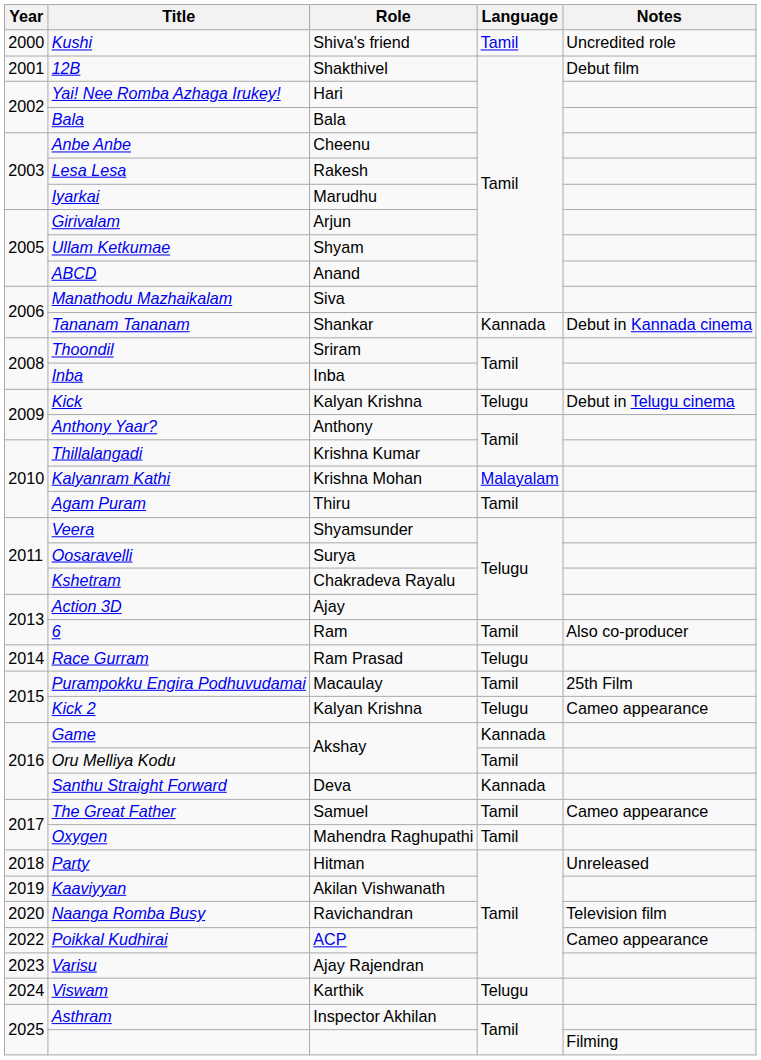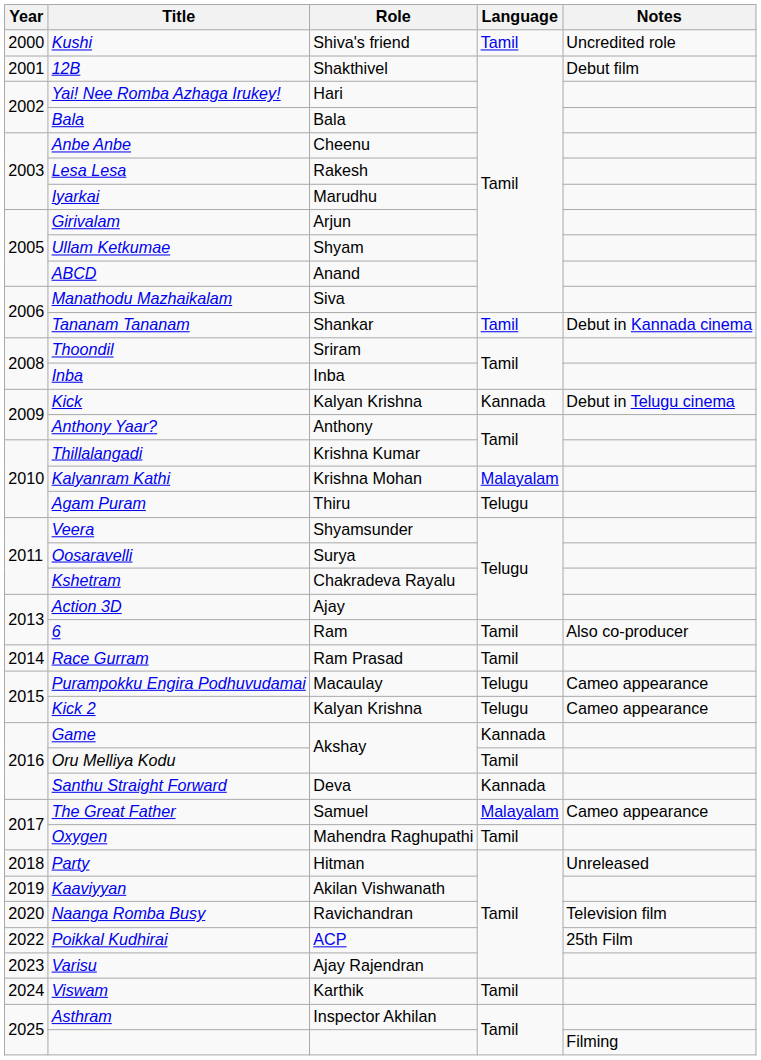(513, 324) Kannada -> (500, 324) Tamil
(504, 401) Telugu -> (513, 401) Kannada
(500, 504) Tamil -> (504, 504) Telugu
(504, 658) Telugu -> (500, 658) Tamil
(500, 683) Tamil -> (504, 683) Telugu
(599, 683) 25th Film -> (637, 683) Cameo appearance
(500, 811) Tamil -> (520, 811) Malayalam
(637, 939) Cameo appearance -> (599, 939) 25th Film
(504, 991) Telugu -> (500, 991) Tamil
